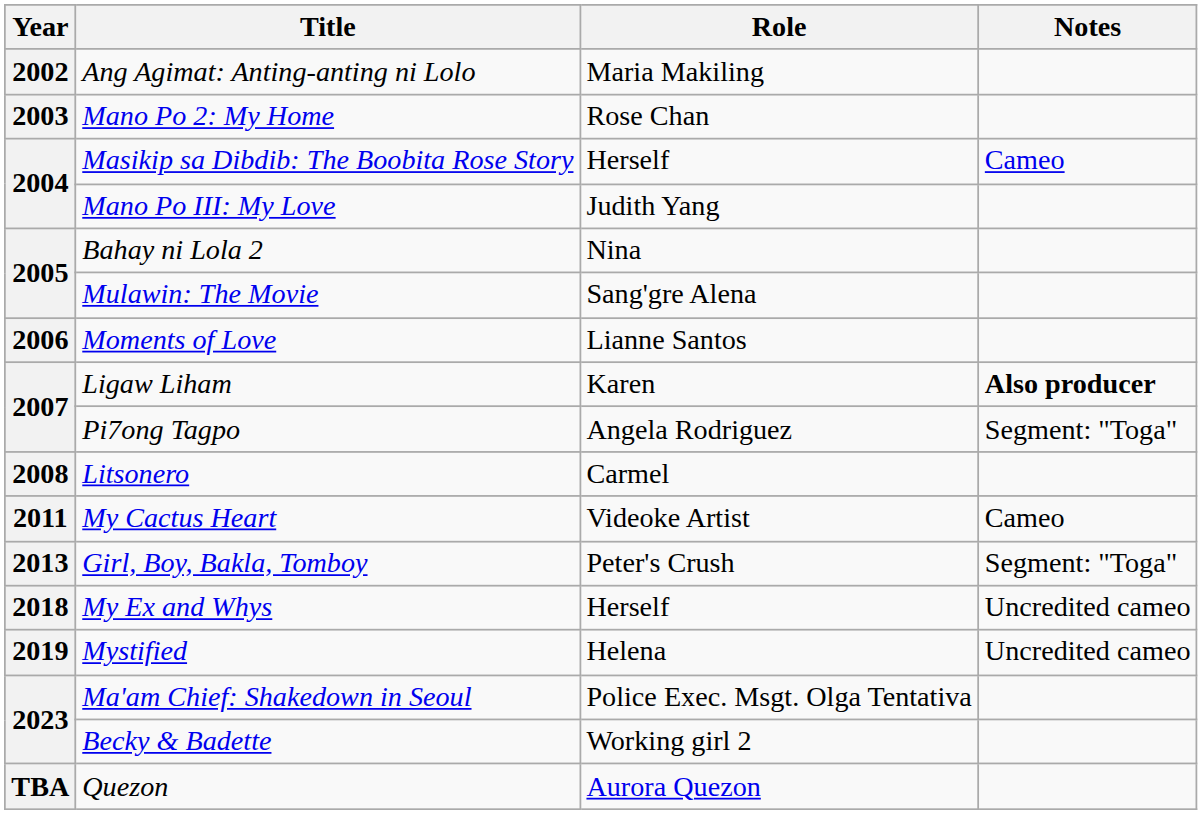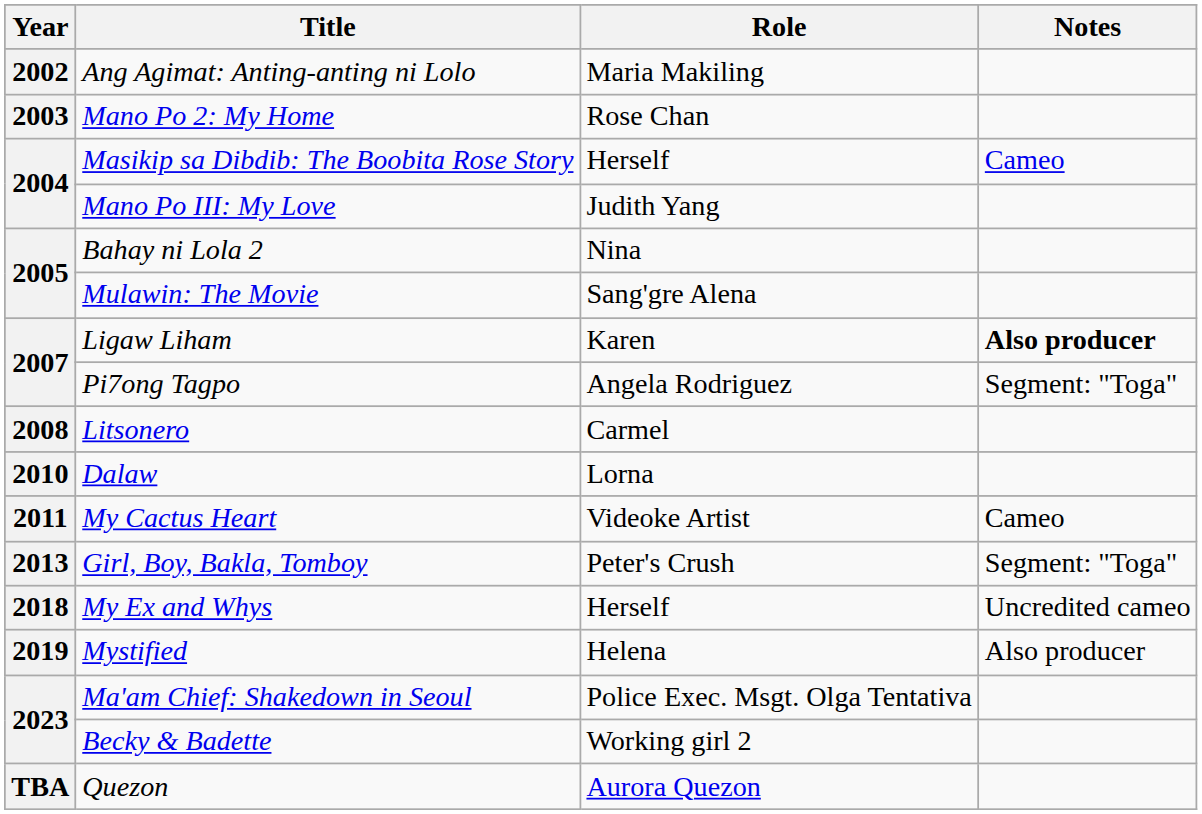- row: (179, 339)
+ row: (120, 473)
(1088, 652) Uncredited cameo -> (1065, 652) Also producer
